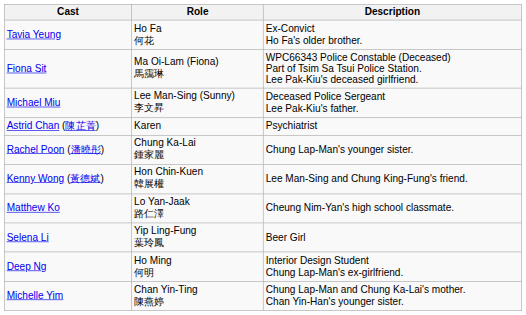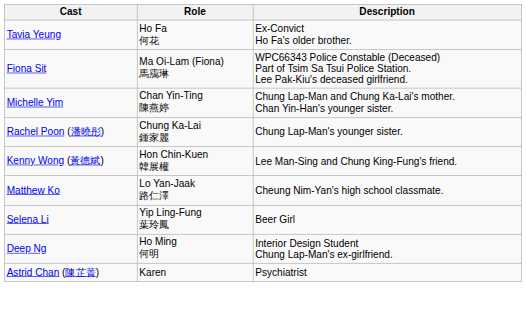- row: (34, 102)
rows swapped: (35, 296) <-> (53, 126)
